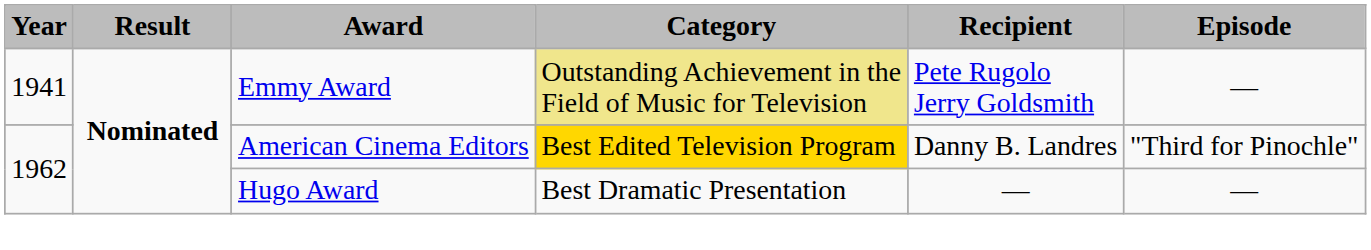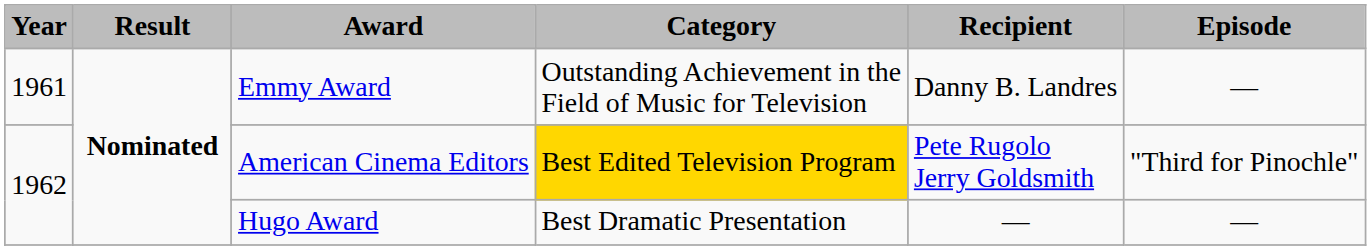(39, 86) 1941 -> (39, 86) 1961
(721, 86) khaki background -> (721, 86) no background
(1004, 86) Pete Rugolo Jerry Goldsmith -> (1016, 86) Danny B. Landres
(1016, 146) Danny B. Landres -> (1004, 161) Pete Rugolo Jerry Goldsmith
